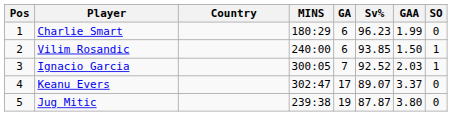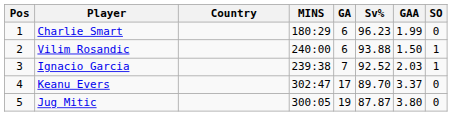(374, 49) 93.85 -> (374, 49) 93.88
(311, 67) 300:05 -> (311, 67) 239:38
(374, 85) 89.07 -> (374, 85) 89.70
(311, 102) 239:38 -> (311, 102) 300:05
